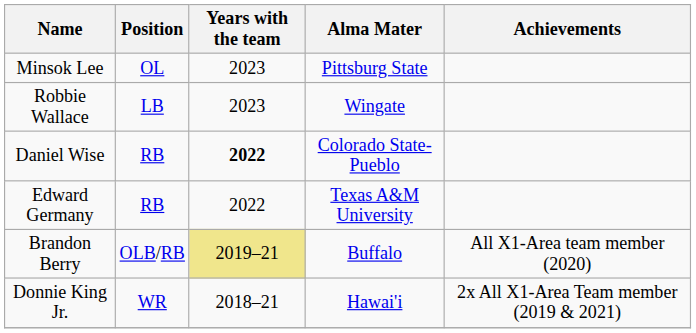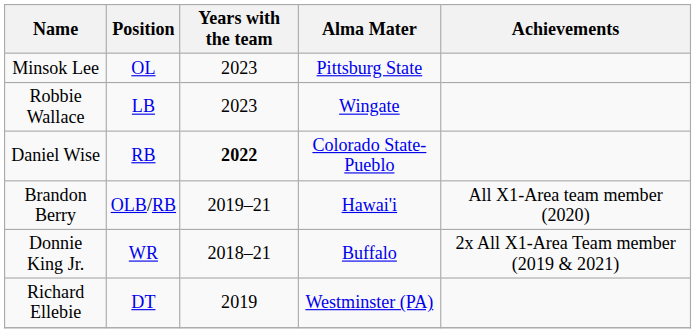- row: (60, 204)
(247, 253) khaki background -> (239, 204) no background
(375, 253) Buffalo -> (369, 204) Hawai'i
(375, 302) Hawai'i -> (369, 253) Buffalo
+ row: (56, 302)
